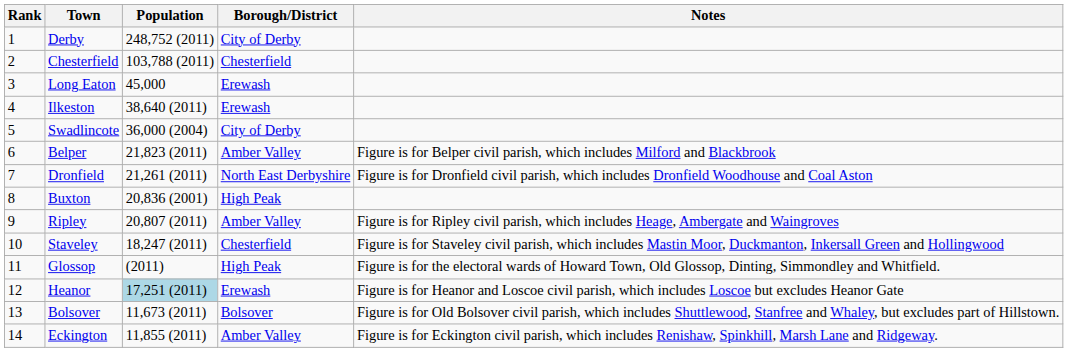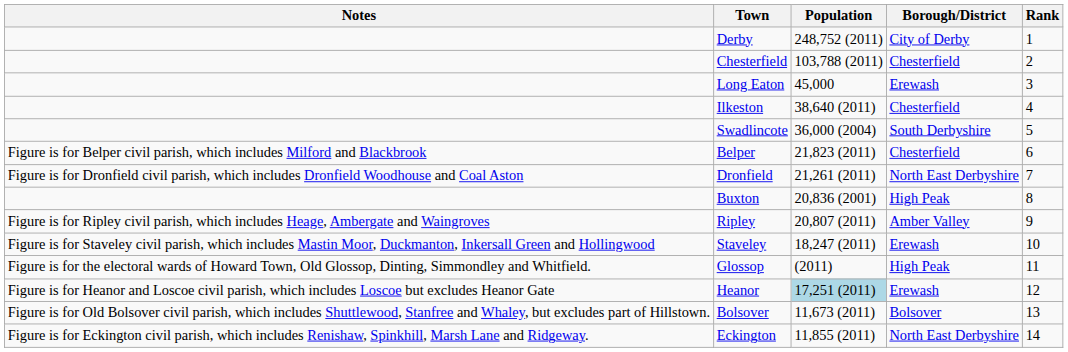columns swapped: (25, 15) <-> (708, 15)
(246, 107) Erewash -> (925, 107) Chesterfield
(261, 130) City of Derby -> (940, 130) South Derbyshire
(261, 152) Amber Valley -> (925, 152) Chesterfield
(256, 244) Chesterfield -> (914, 244) Erewash
(261, 335) Amber Valley -> (954, 335) North East Derbyshire
